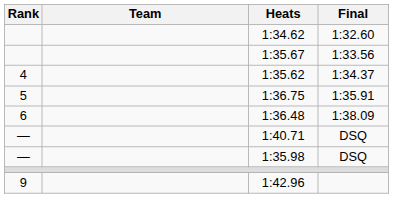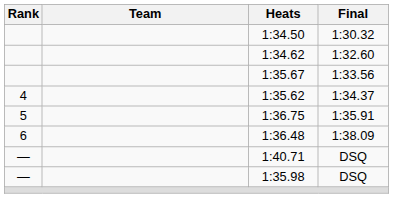+ row: (283, 34)
- row: (283, 182)
